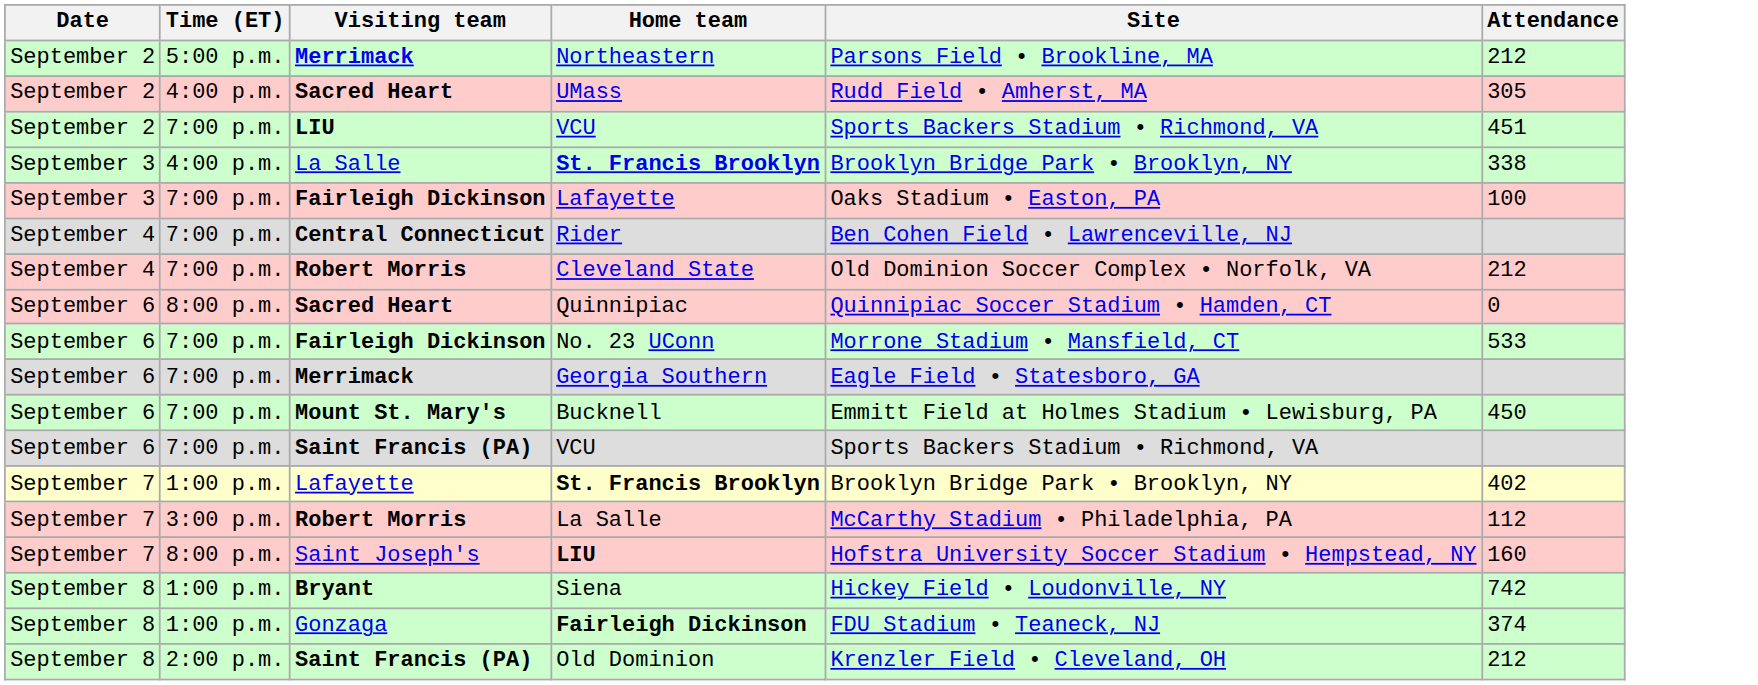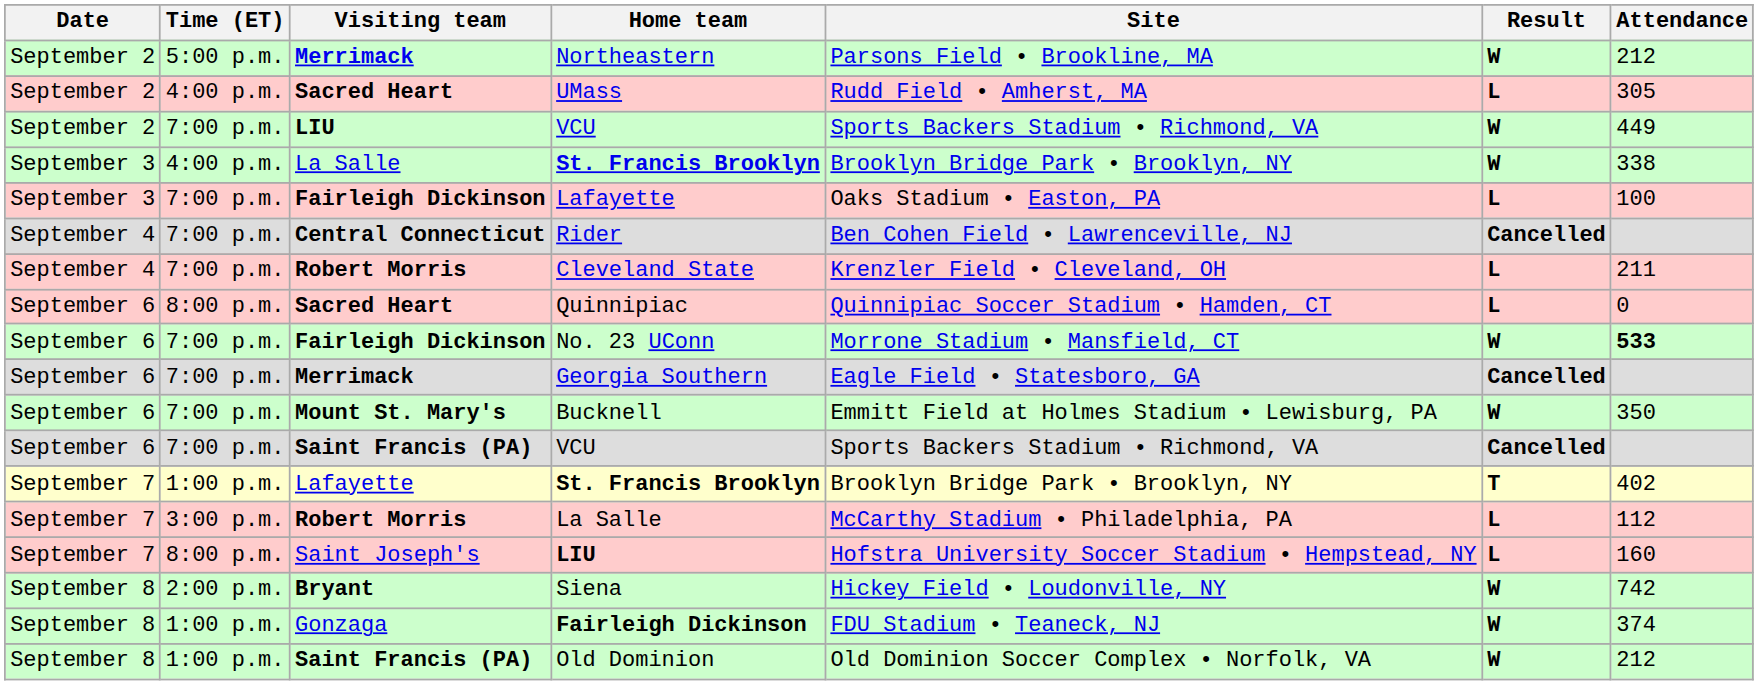+ column: (1546, 23)
(1507, 129) 451 -> (1636, 129) 449
(1101, 271) Old Dominion Soccer Complex • Norfolk, VA -> (1028, 271) Krenzler Field • Cleveland, OH
(1507, 271) 212 -> (1636, 271) 211
(1507, 342) normal -> (1636, 342) bold
(1507, 413) 450 -> (1636, 413) 350
(225, 591) 1:00 p.m. -> (225, 591) 2:00 p.m.
(225, 662) 2:00 p.m. -> (225, 662) 1:00 p.m.
(1028, 662) Krenzler Field • Cleveland, OH -> (1101, 662) Old Dominion Soccer Complex • Norfolk, VA
